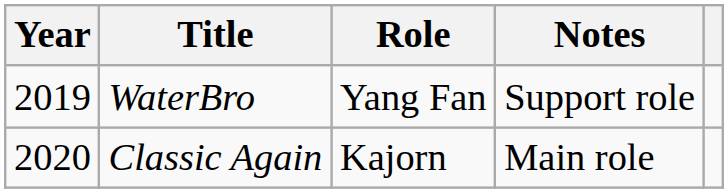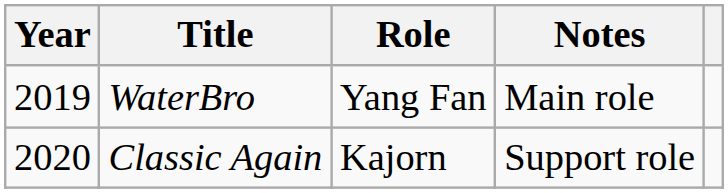(600, 95) Support role -> (579, 95) Main role
(579, 156) Main role -> (600, 156) Support role
